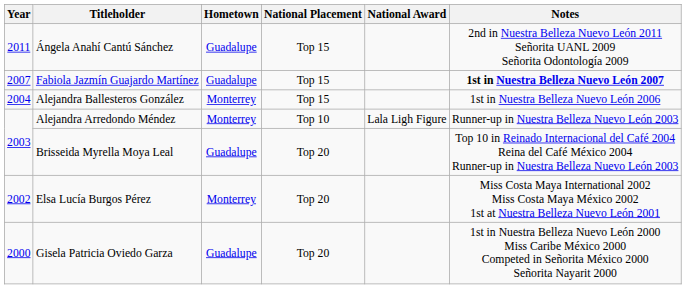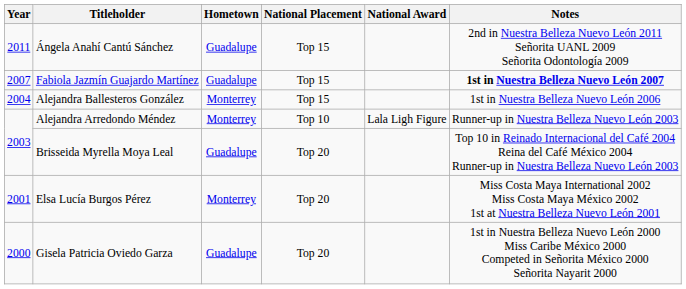(19, 199) 2002 -> (19, 199) 2001
